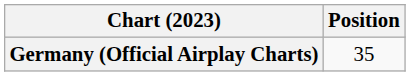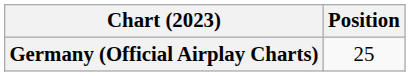(364, 53) 35 -> (364, 53) 25
